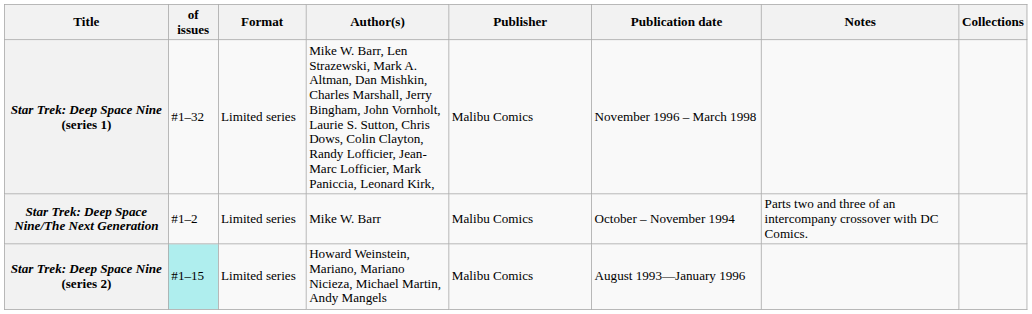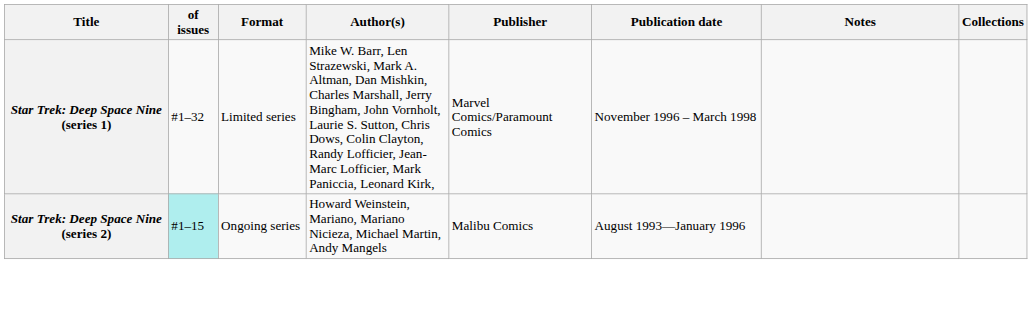(492, 116) Malibu Comics -> (502, 116) Marvel Comics/Paramount Comics
- row: (86, 218)
(258, 276) Limited series -> (261, 226) Ongoing series
